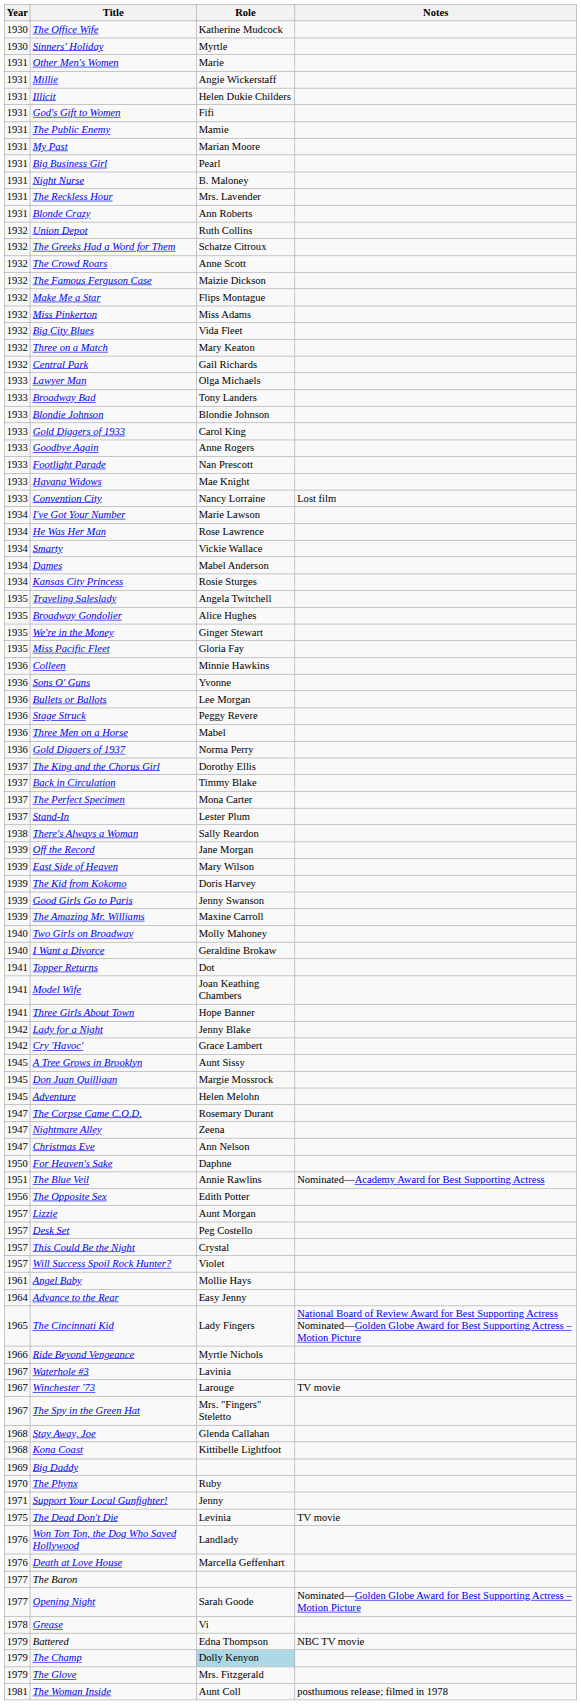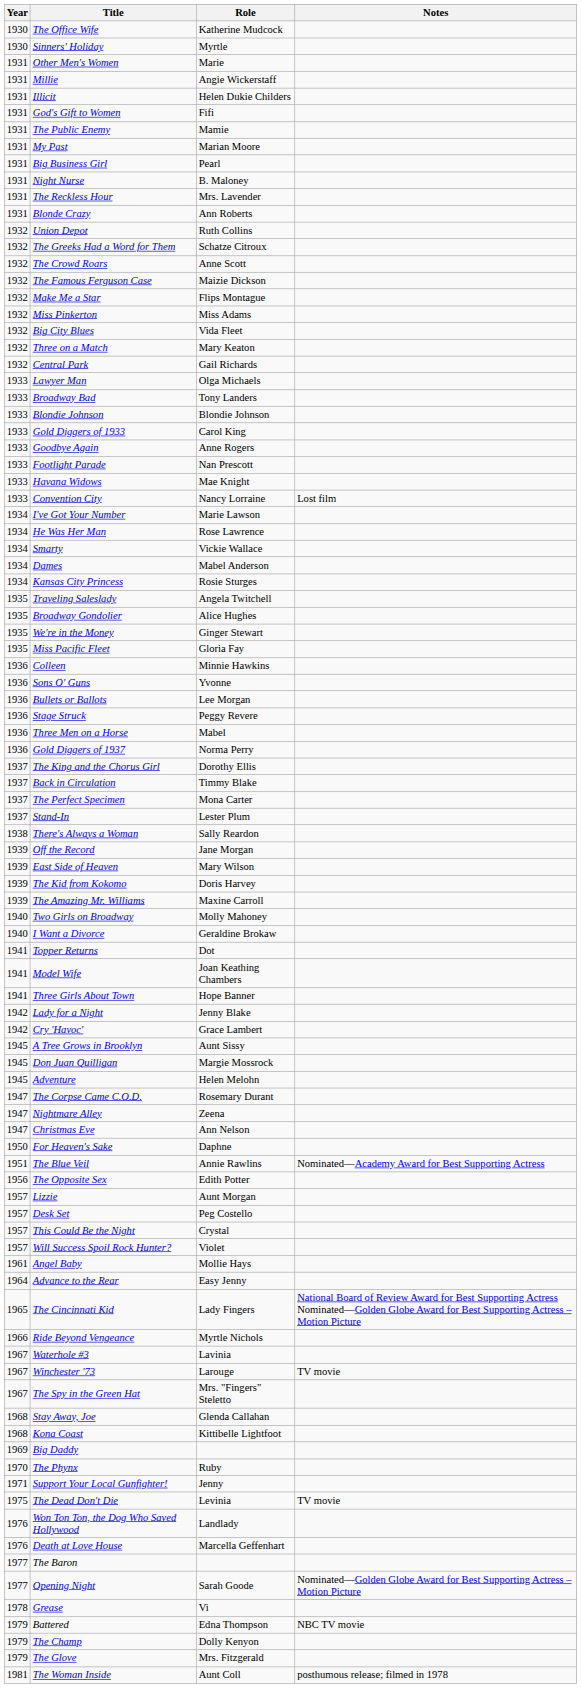- row: (83, 900)
(229, 1658) lightblue background -> (229, 1641) no background
